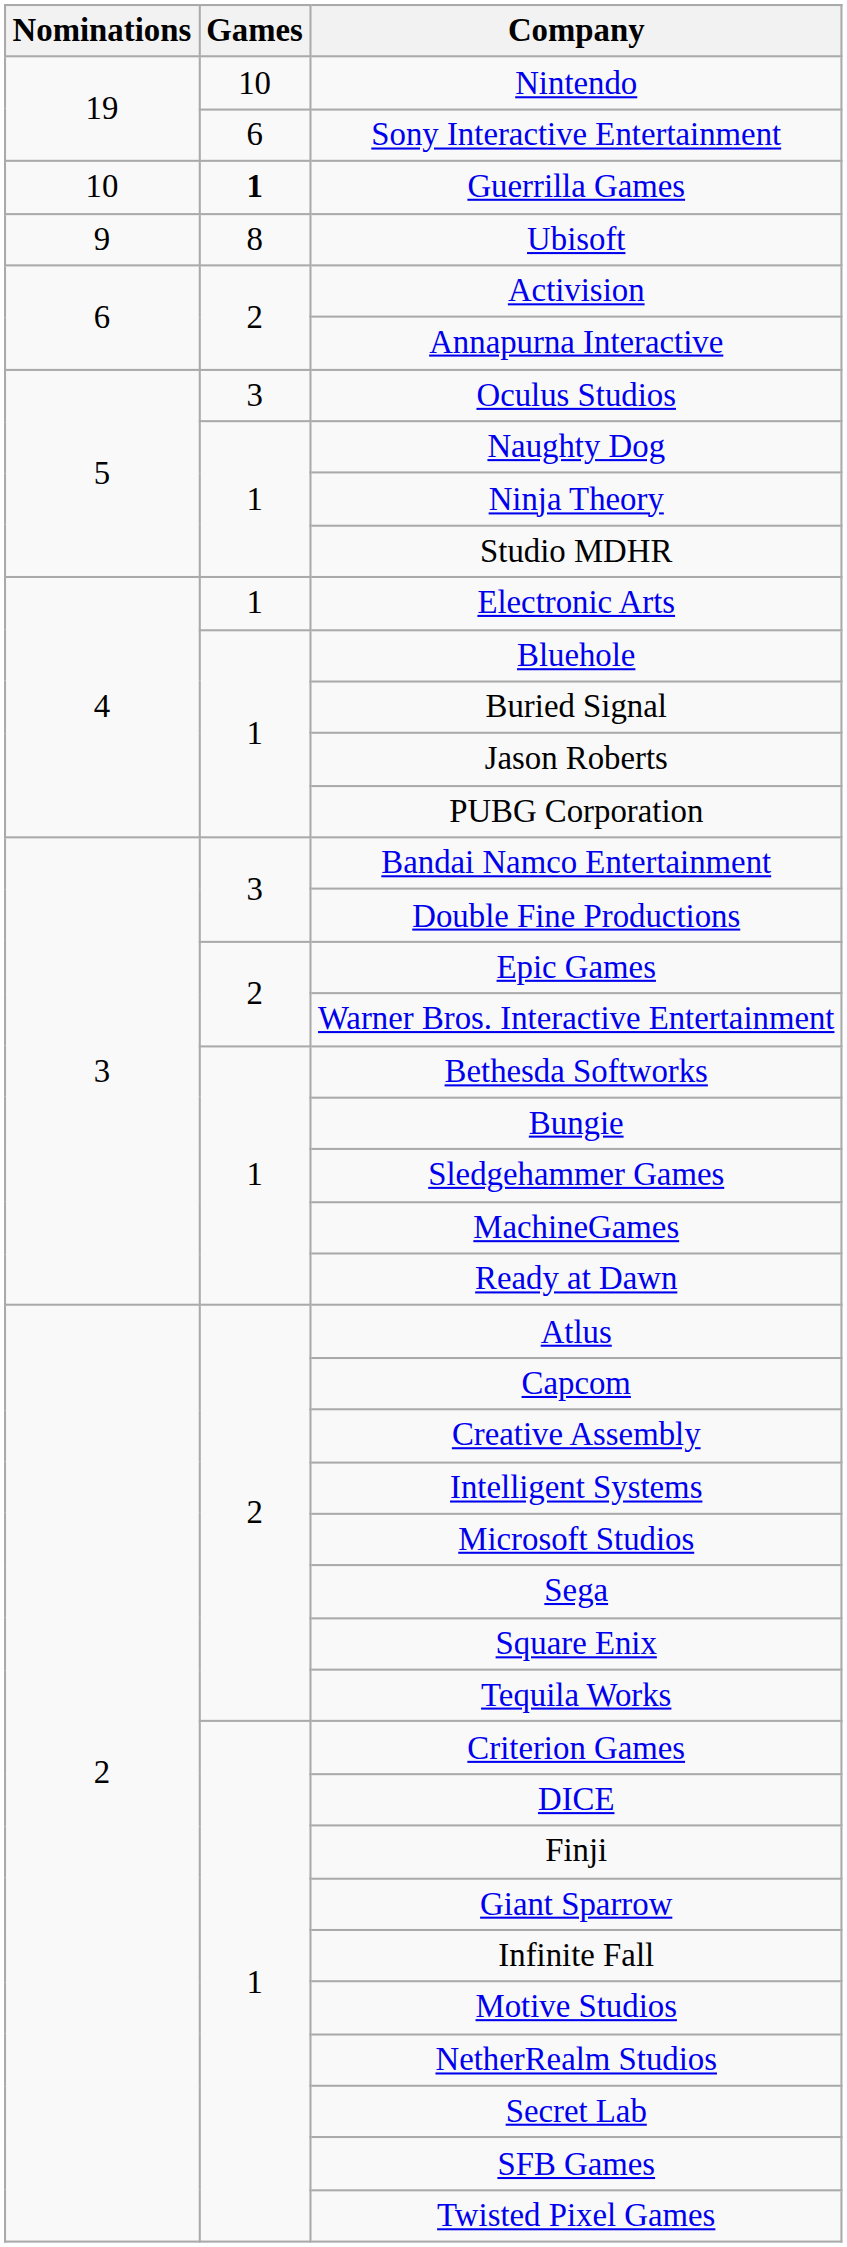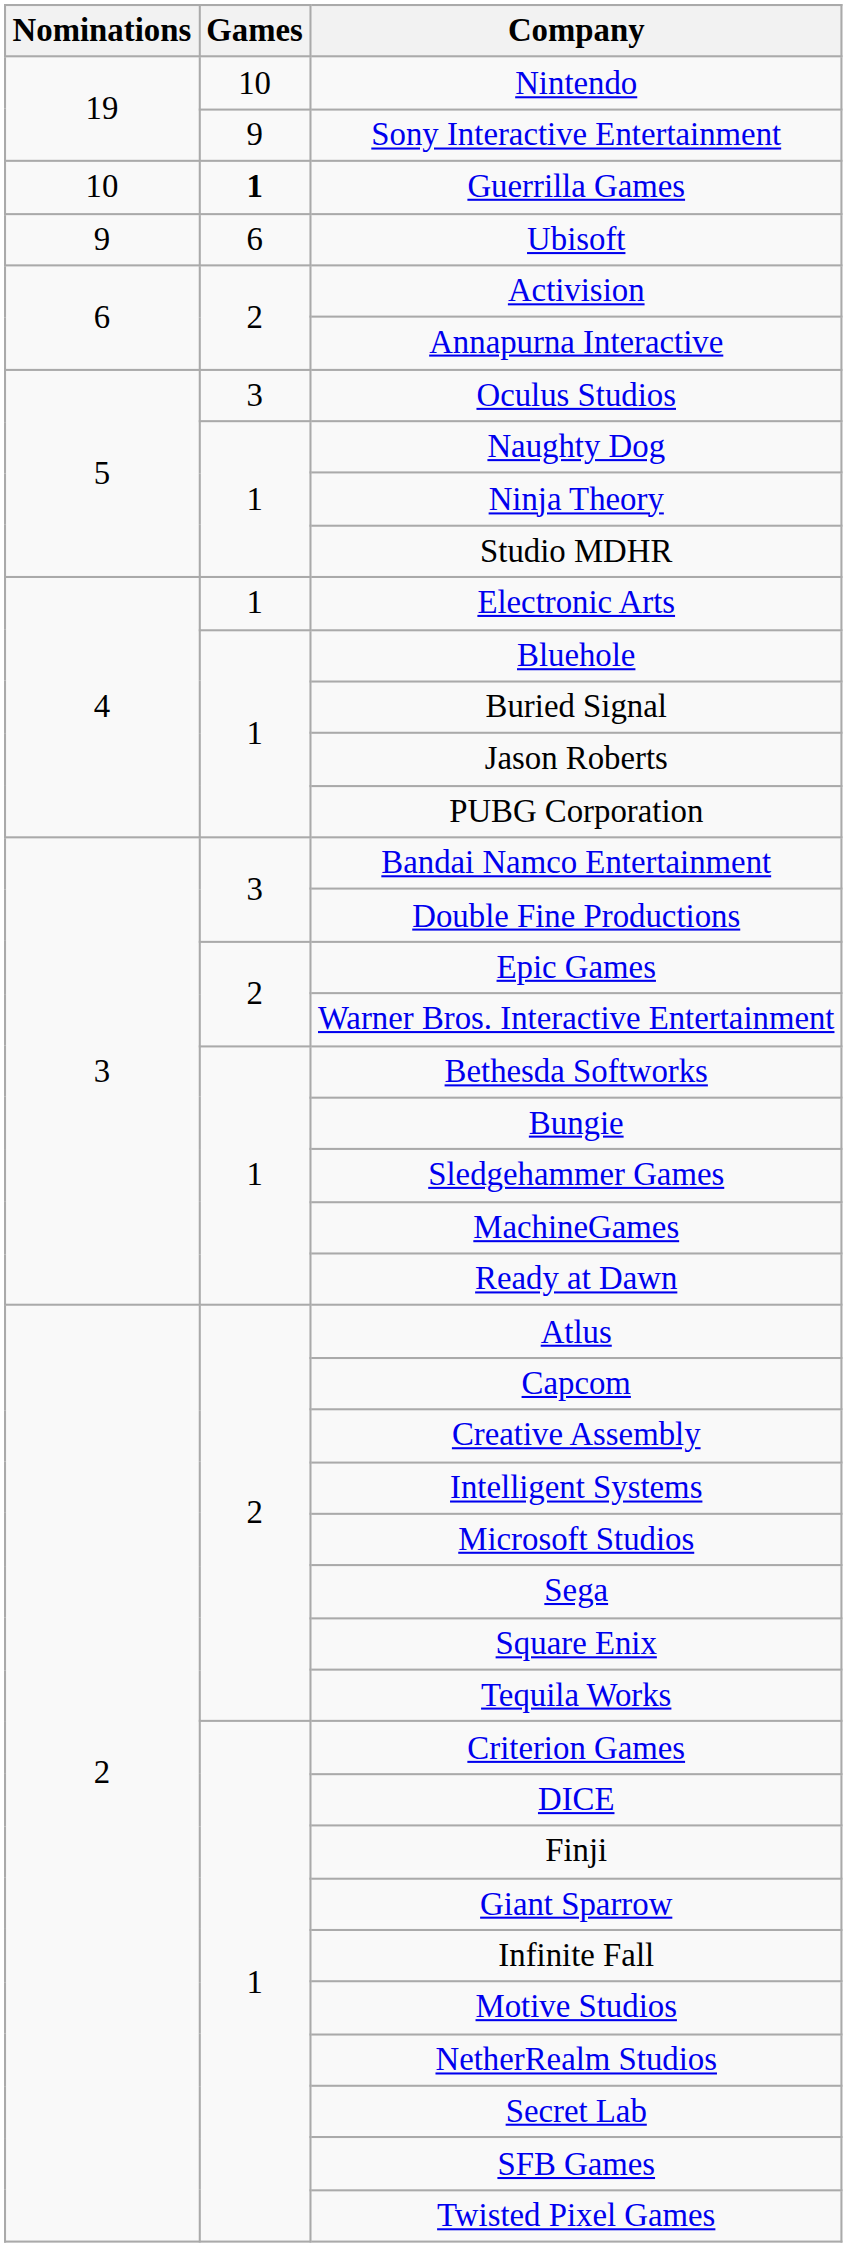(255, 134) 6 -> (255, 134) 9
(255, 238) 8 -> (255, 238) 6
